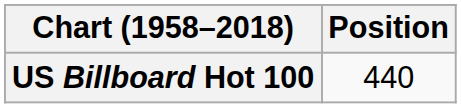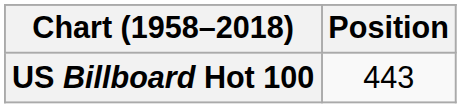(389, 77) 440 -> (389, 77) 443
